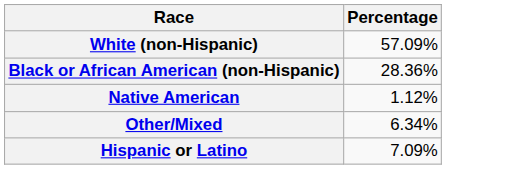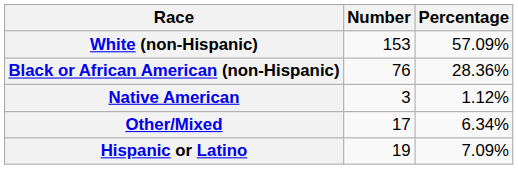+ column: (379, 17)
